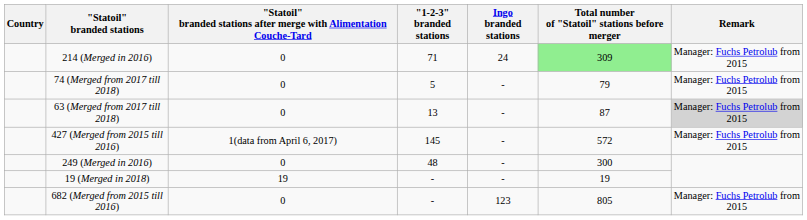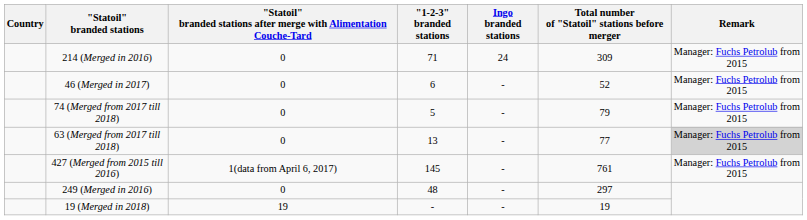(605, 57) lightgreen background -> (605, 57) no background
+ row: (107, 85)
(605, 113) 87 -> (605, 140) 77
(605, 140) 572 -> (605, 168) 761
(605, 162) 300 -> (605, 190) 297
- row: (107, 201)
